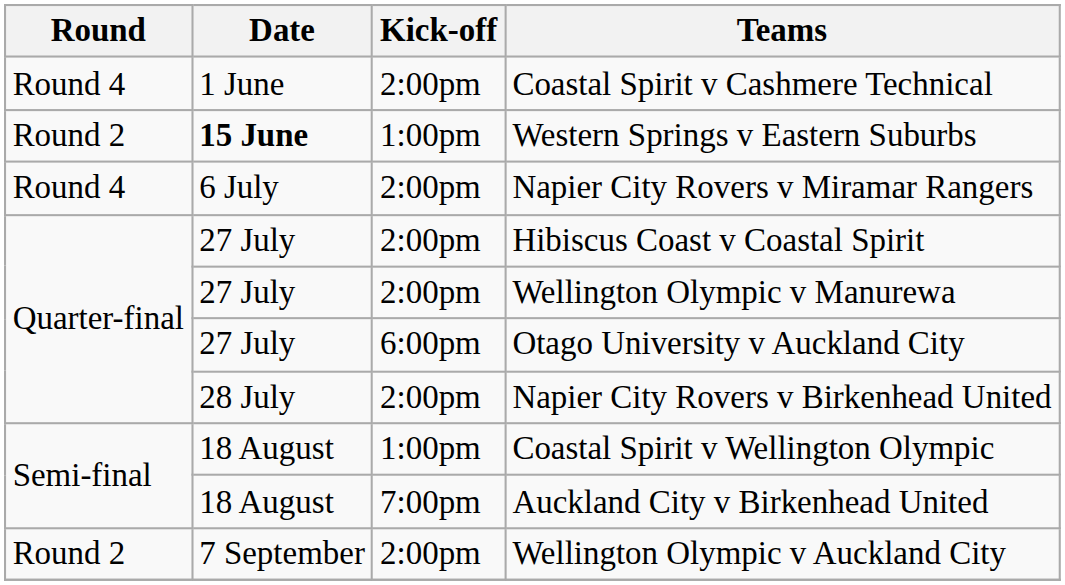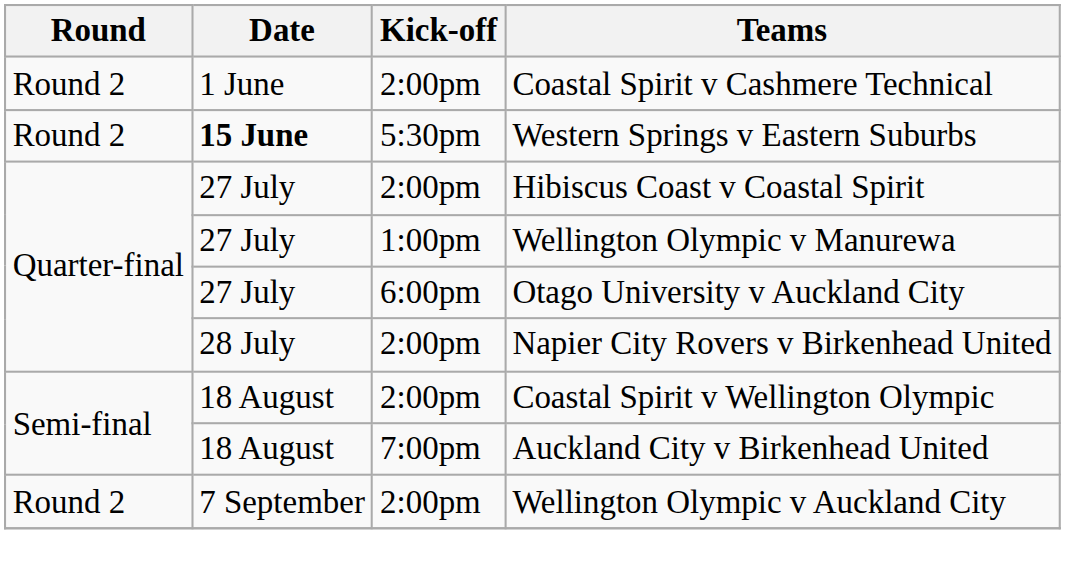(69, 82) Round 4 -> (69, 82) Round 2
(430, 135) 1:00pm -> (430, 135) 5:30pm
- row: (773, 187)
(430, 291) 2:00pm -> (430, 239) 1:00pm
(430, 448) 1:00pm -> (430, 396) 2:00pm
